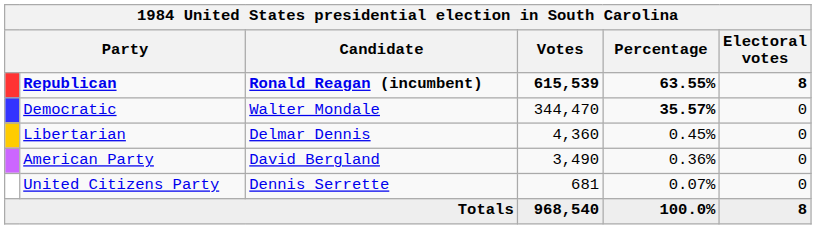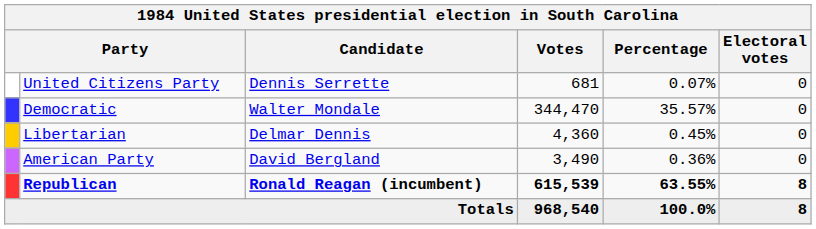rows swapped: (70, 85) <-> (121, 186)
(687, 111) bold -> (687, 111) normal
